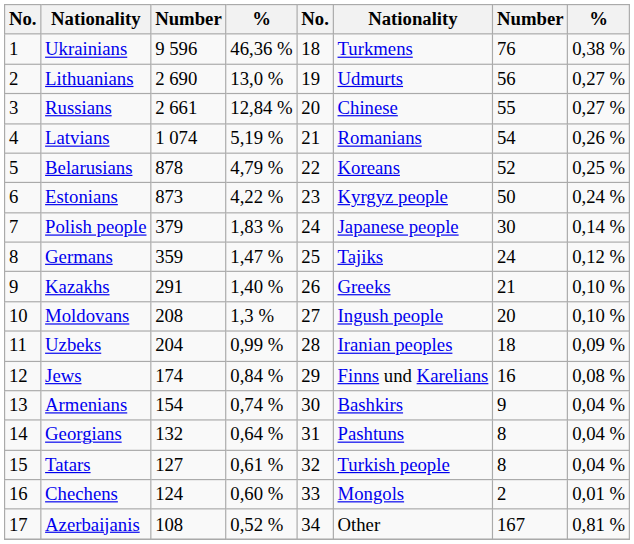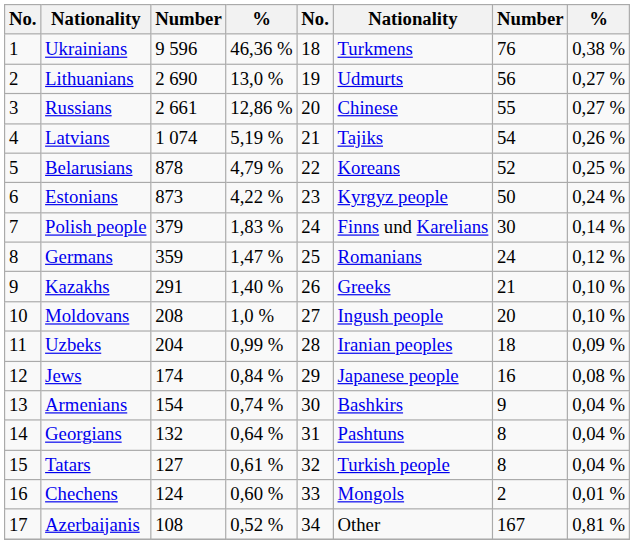(262, 108) 12,84 % -> (262, 108) 12,86 %
(380, 138) Romanians -> (360, 138) Tajiks
(398, 227) Japanese people -> (413, 227) Finns und Karelians
(360, 256) Tajiks -> (380, 256) Romanians
(252, 316) 1,3 % -> (252, 316) 1,0 %
(413, 375) Finns und Karelians -> (398, 375) Japanese people
